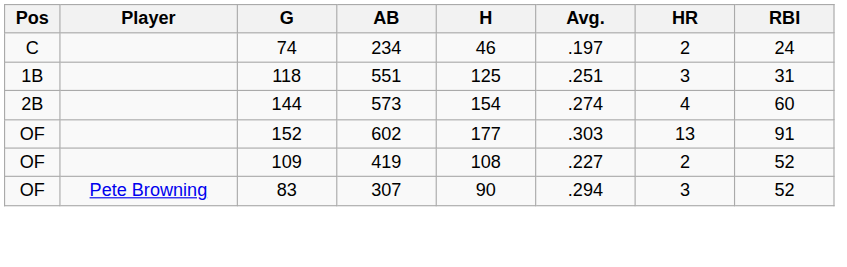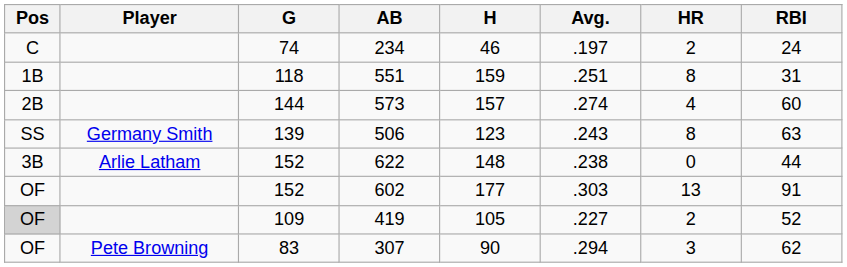(486, 76) 125 -> (490, 76) 159
(685, 76) 3 -> (691, 76) 8
(486, 104) 154 -> (490, 104) 157
+ row: (390, 133)
+ row: (390, 162)
(32, 162) no background -> (32, 219) lightgrey background
(486, 162) 108 -> (490, 219) 105
(785, 190) 52 -> (791, 248) 62
